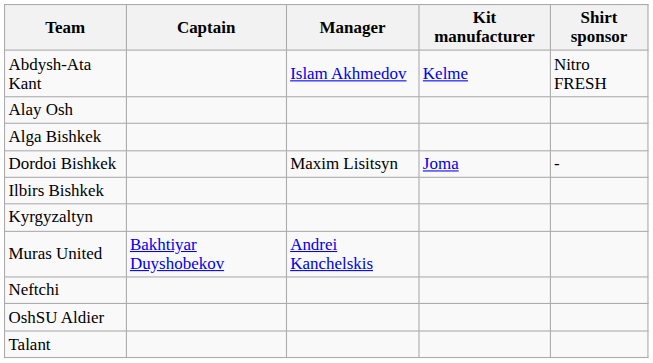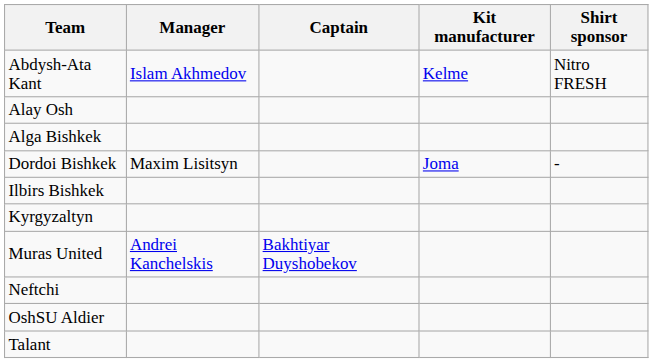columns swapped: (353, 27) <-> (206, 27)
